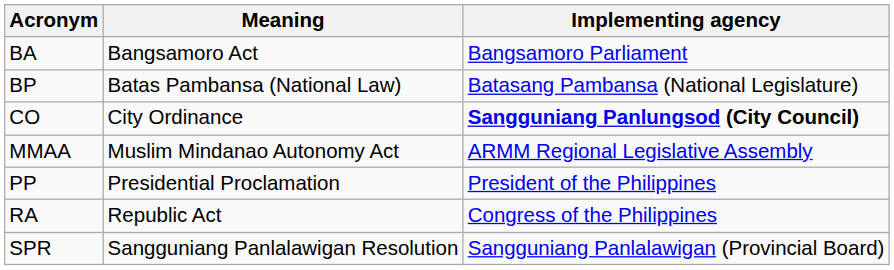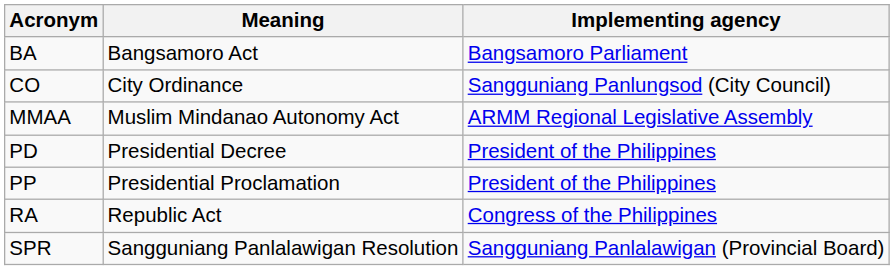- row: (23, 85)
(663, 118) bold -> (649, 85) normal
+ row: (24, 150)
